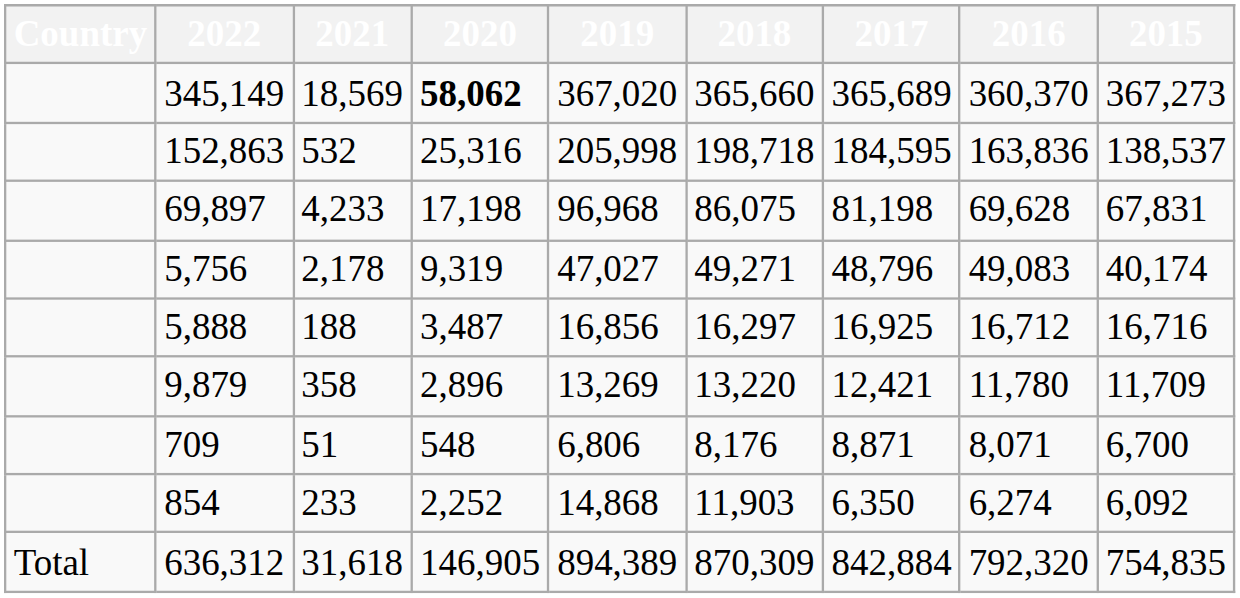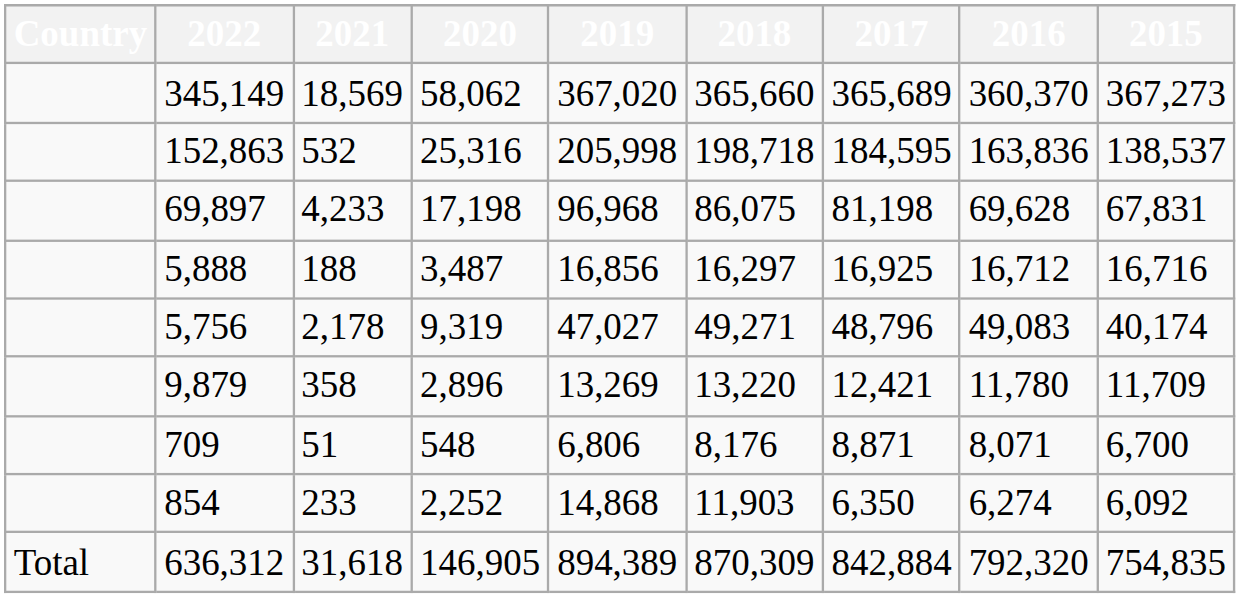(471, 92) bold -> (471, 92) normal
rows swapped: (206, 268) <-> (206, 326)
